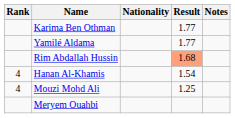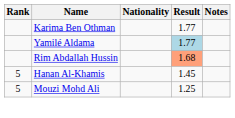(187, 43) no background -> (187, 43) lightblue background
(18, 74) 4 -> (18, 74) 5
(187, 74) 1.54 -> (187, 74) 1.45
(18, 89) 4 -> (18, 89) 5
- row: (66, 105)
